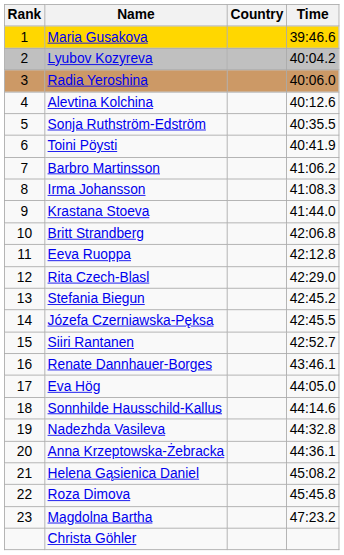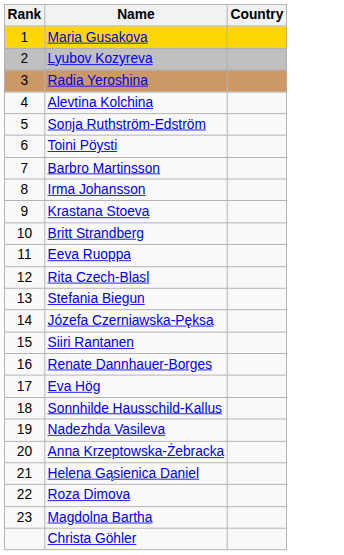- column: (313, 15)
